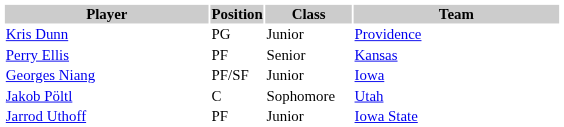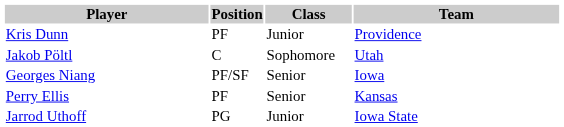(221, 34) PG -> (220, 34) PF
rows swapped: (37, 55) <-> (39, 96)
(285, 75) Junior -> (286, 75) Senior
(220, 116) PF -> (221, 116) PG
